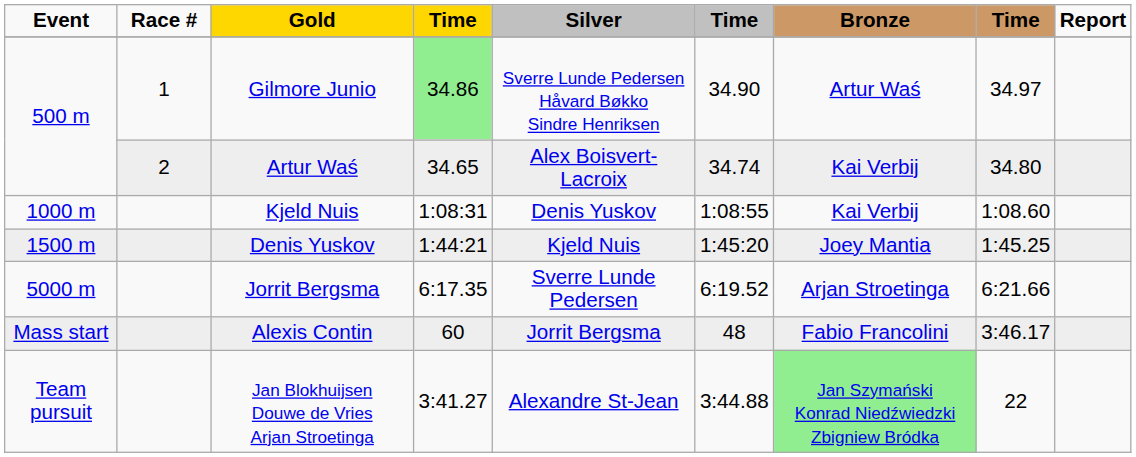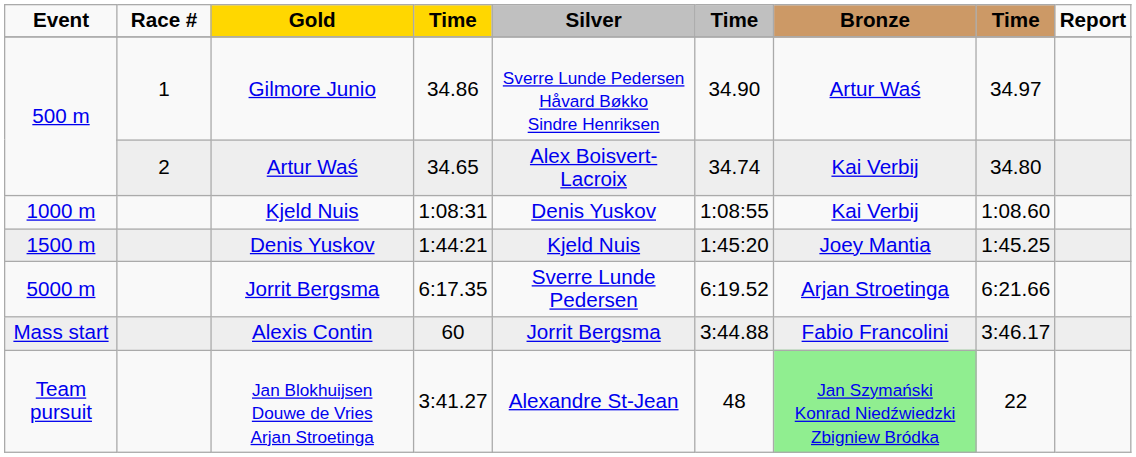(453, 88) lightgreen background -> (453, 88) no background
(734, 333) 48 -> (734, 333) 3:44.88
(734, 400) 3:44.88 -> (734, 400) 48
